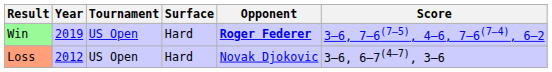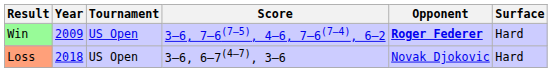columns swapped: (190, 14) <-> (434, 14)
(69, 35) 2019 -> (69, 35) 2009
(69, 57) 2012 -> (69, 57) 2018
